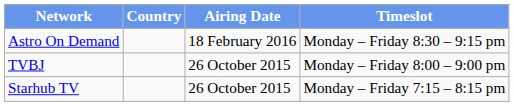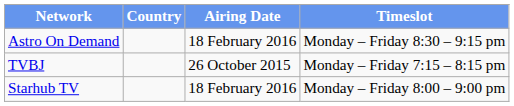(404, 64) Monday – Friday 8:00 – 9:00 pm -> (404, 64) Monday – Friday 7:15 – 8:15 pm
(239, 88) 26 October 2015 -> (242, 88) 18 February 2016
(404, 88) Monday – Friday 7:15 – 8:15 pm -> (404, 88) Monday – Friday 8:00 – 9:00 pm
